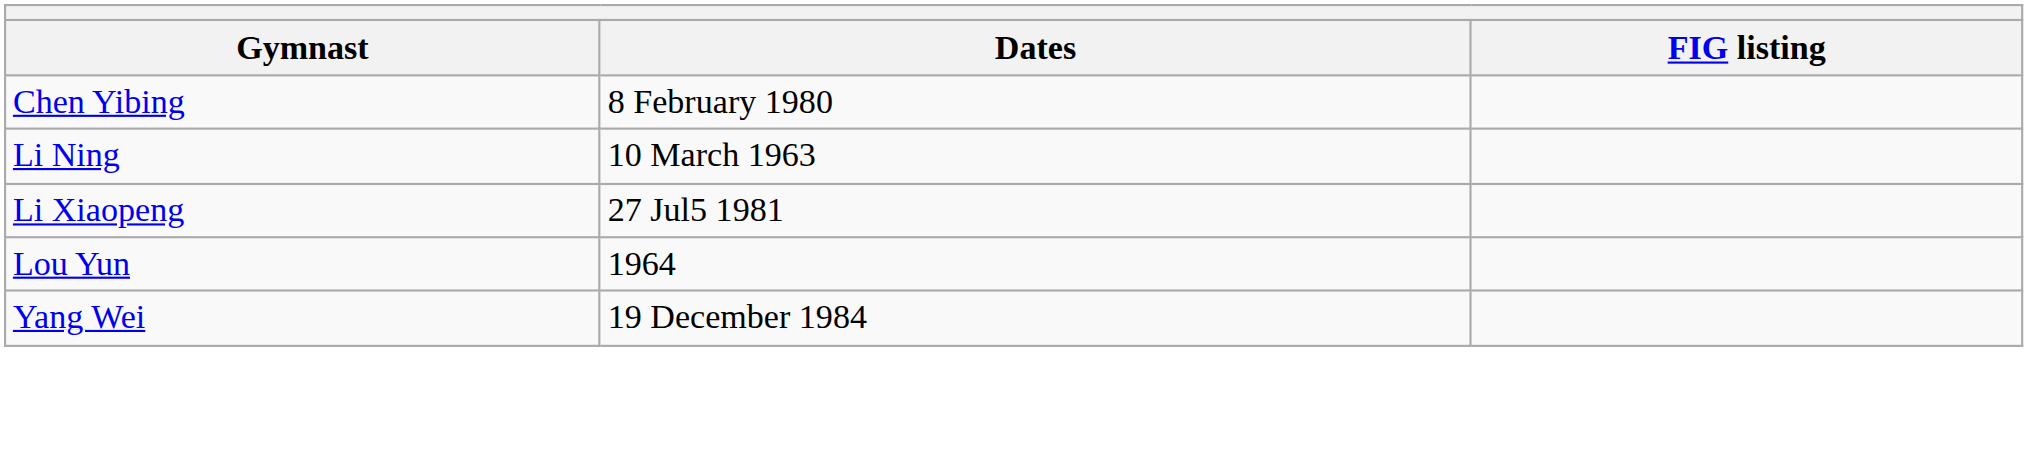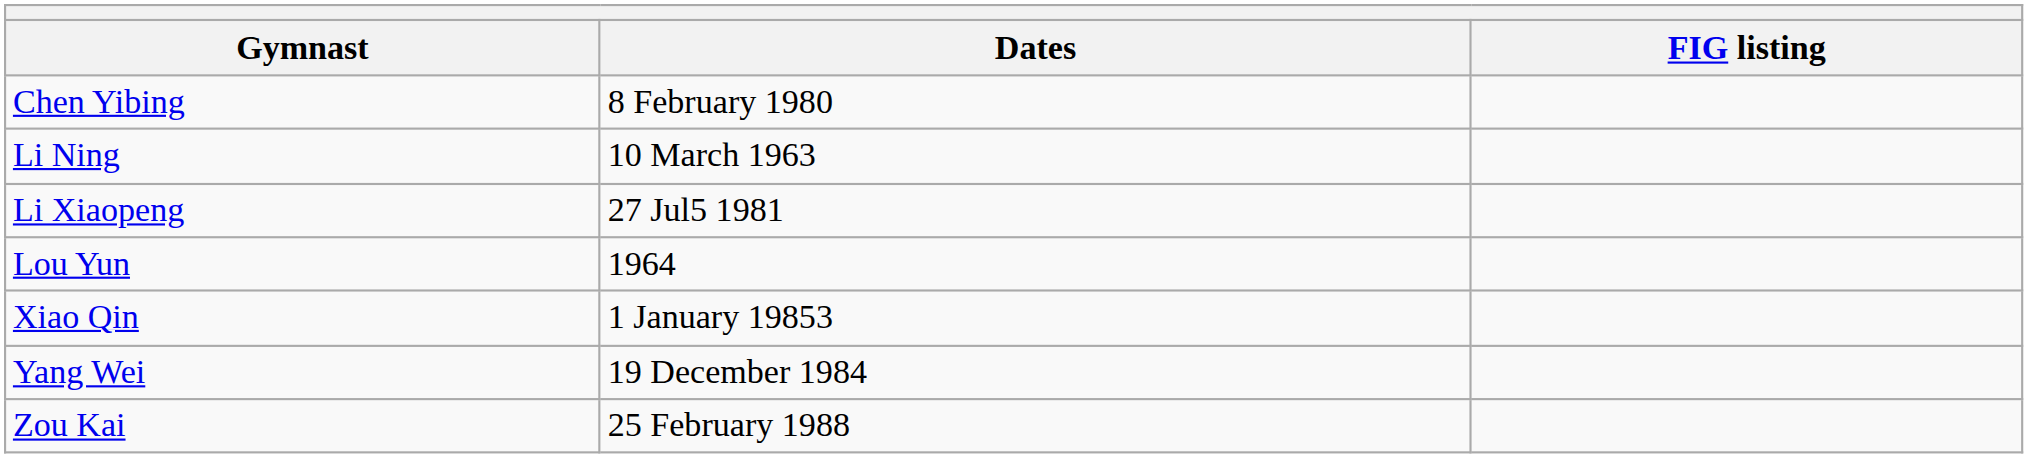+ row: (76, 317)
+ row: (69, 425)
